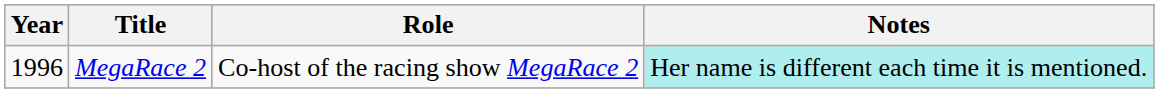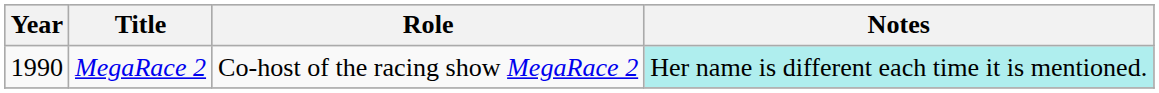(37, 66) 1996 -> (37, 66) 1990
